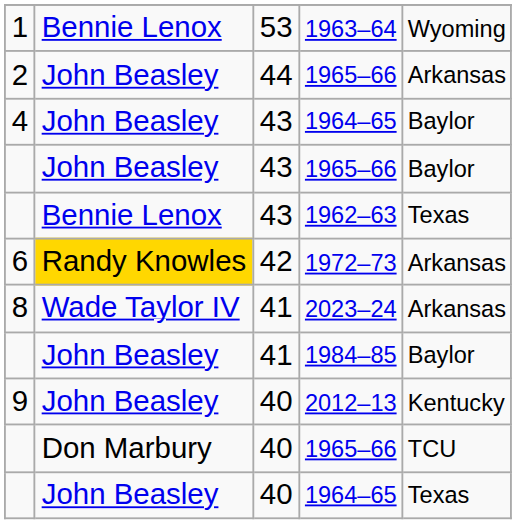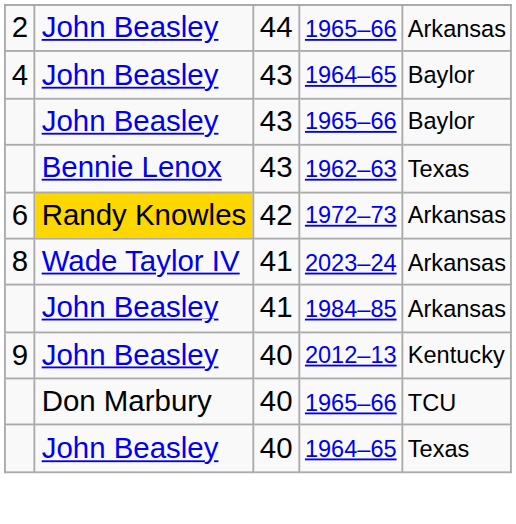- row: (276, 27)
(441, 355) Baylor -> (457, 308) Arkansas
